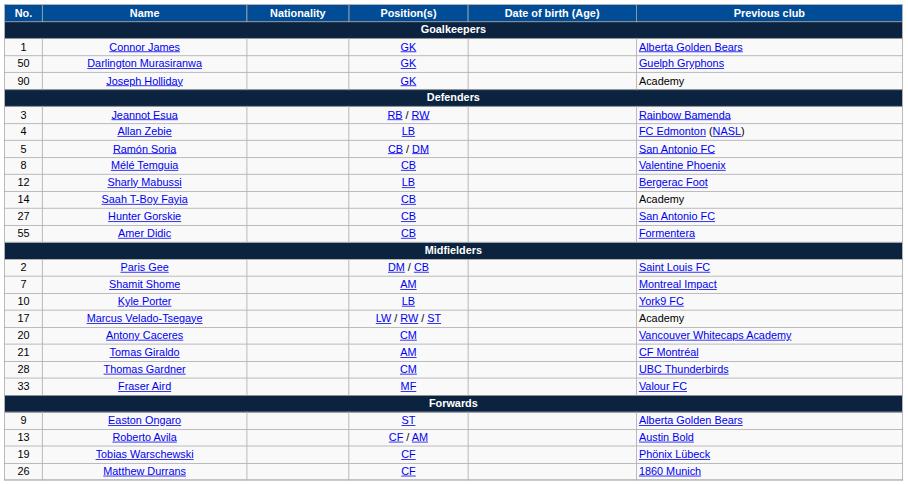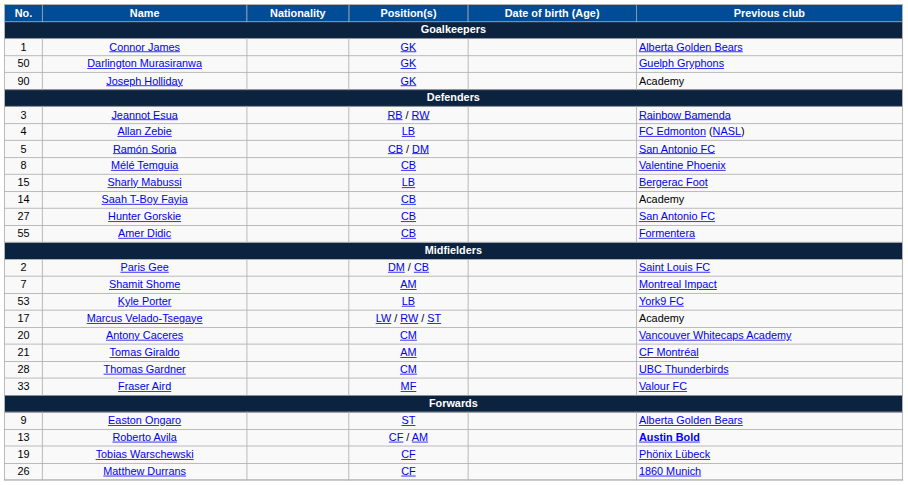(23, 182) 12 -> (23, 182) 15
(23, 301) 10 -> (23, 301) 53
(666, 437) normal -> (669, 437) bold
